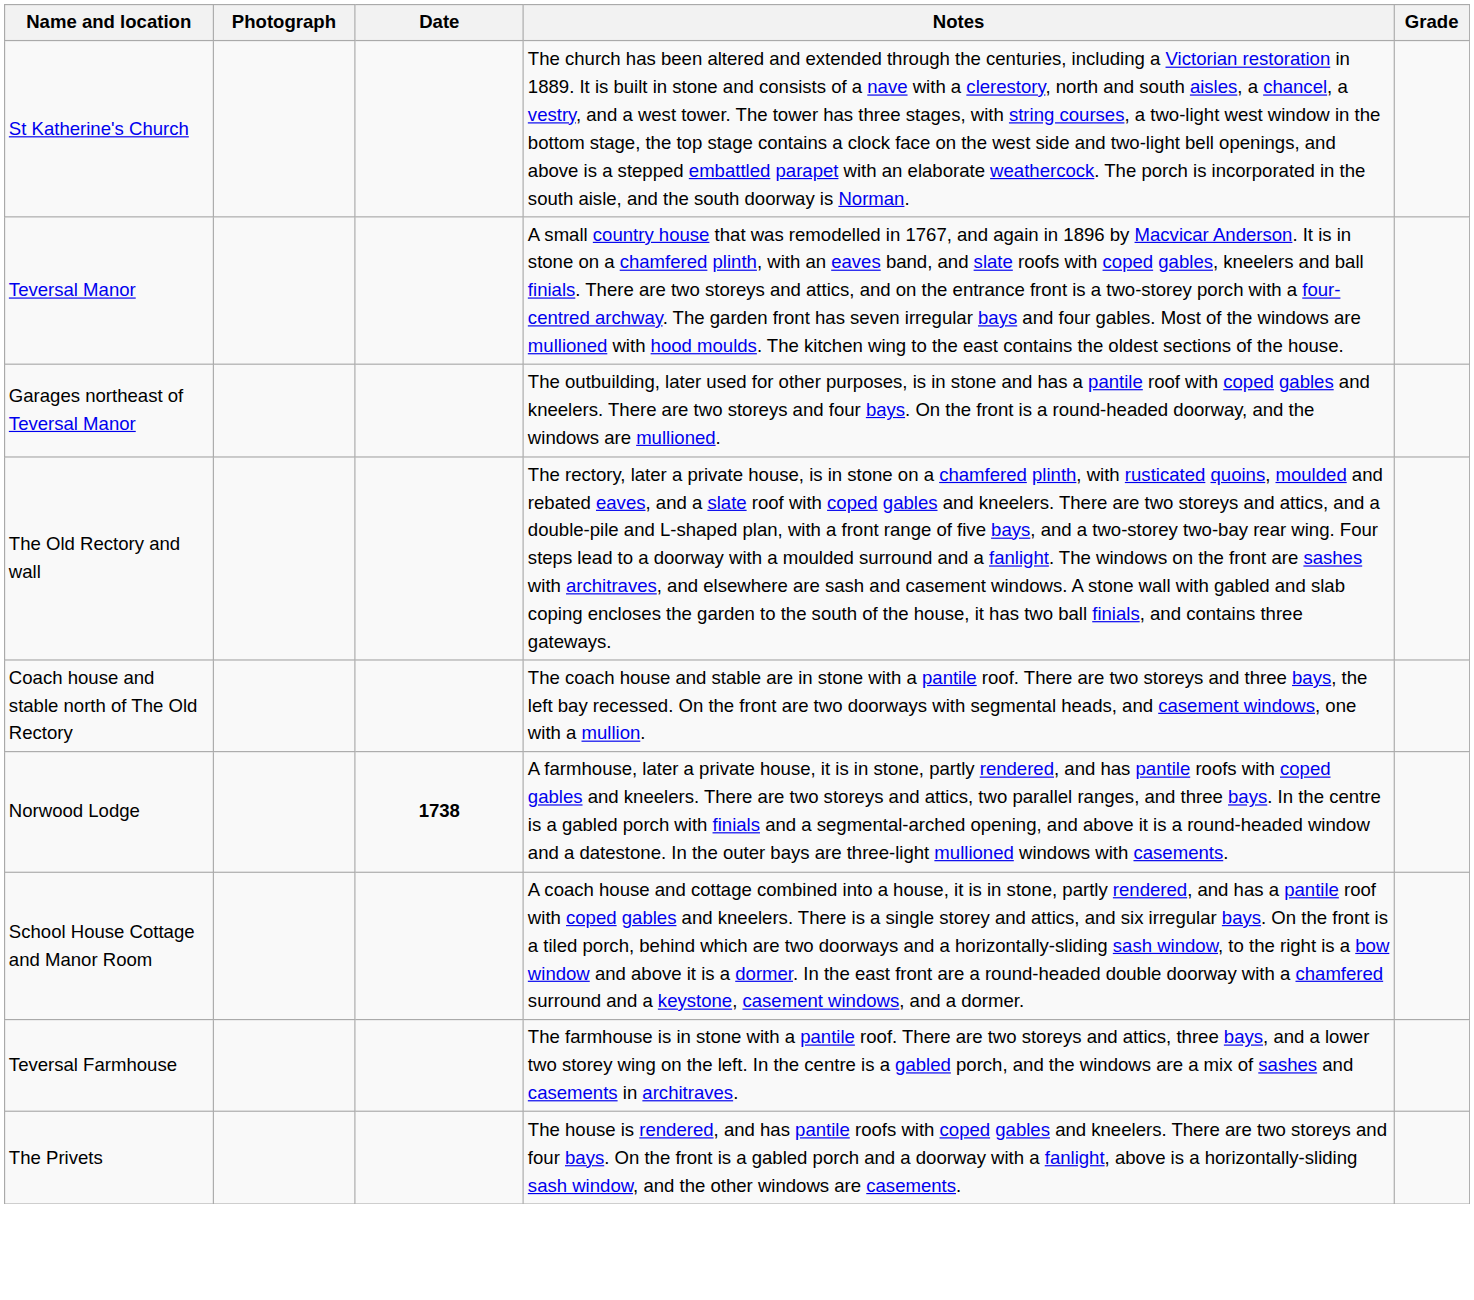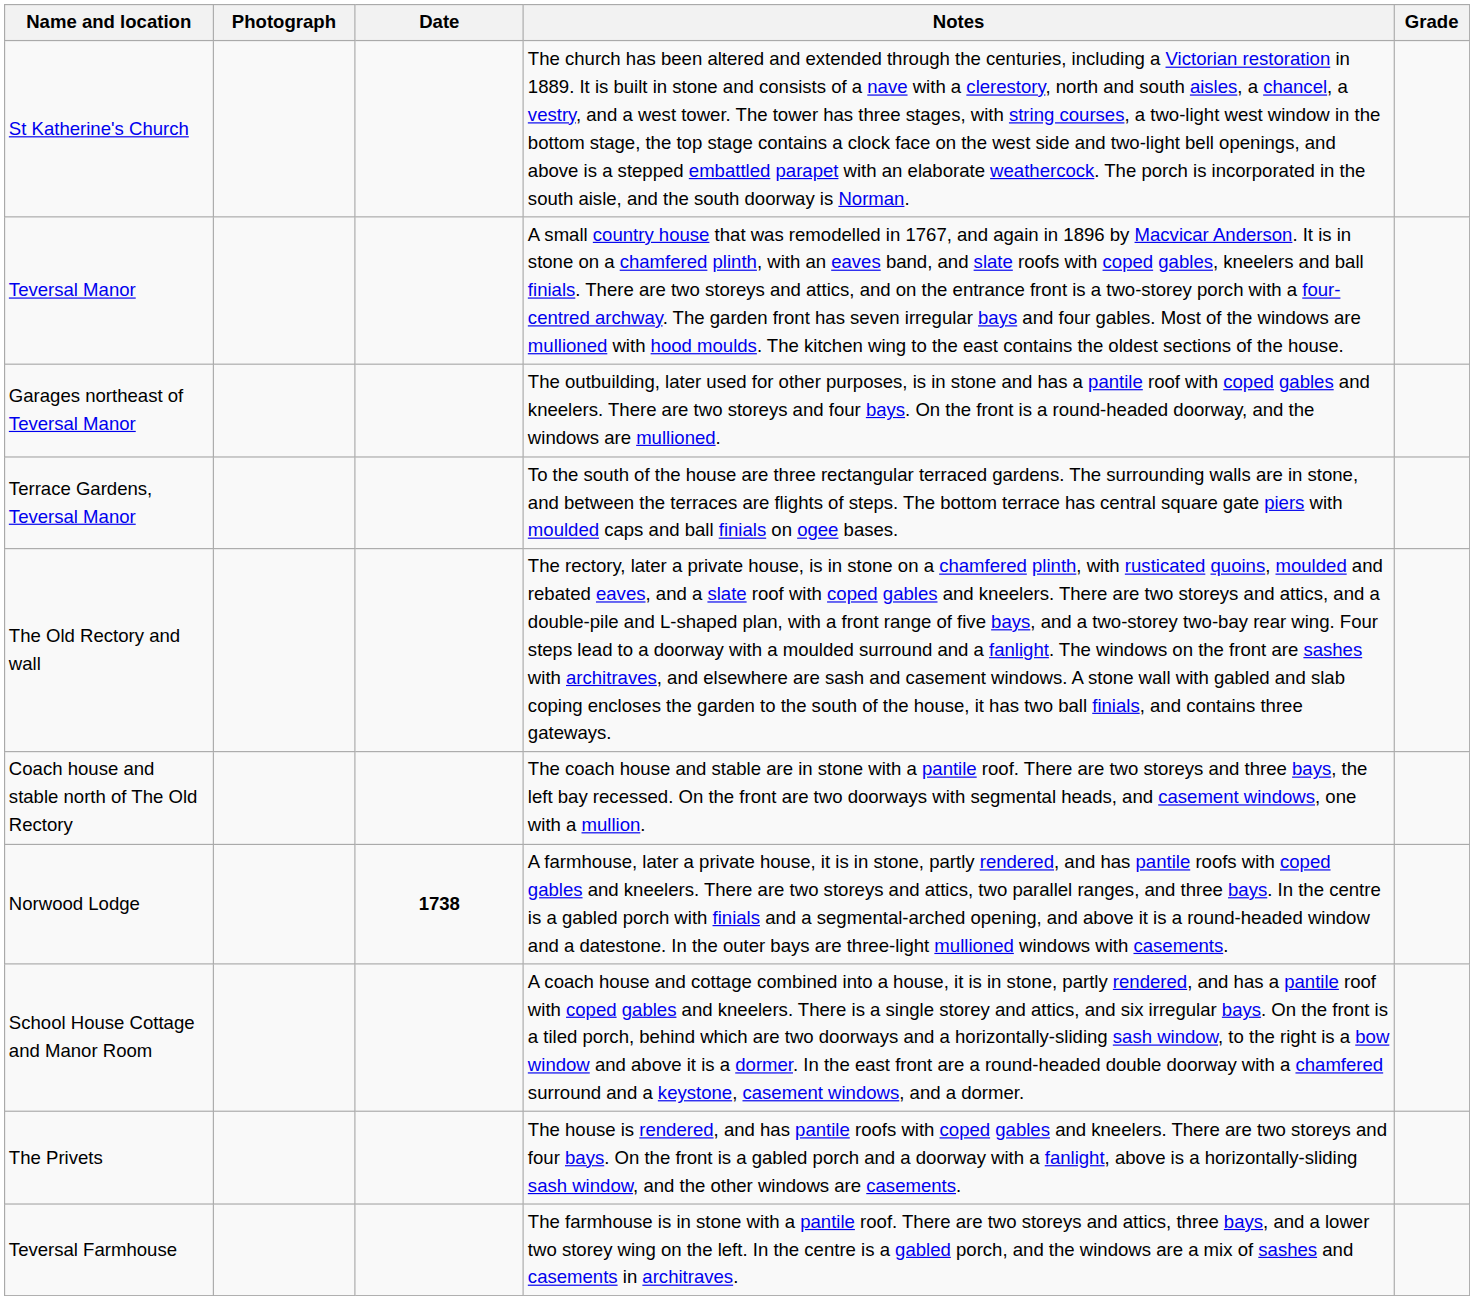+ row: (81, 502)
rows swapped: (56, 1157) <-> (93, 1065)
